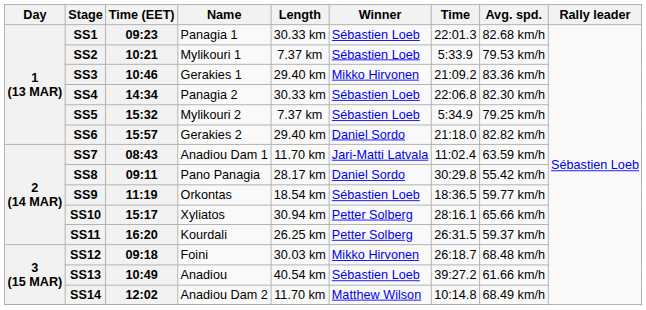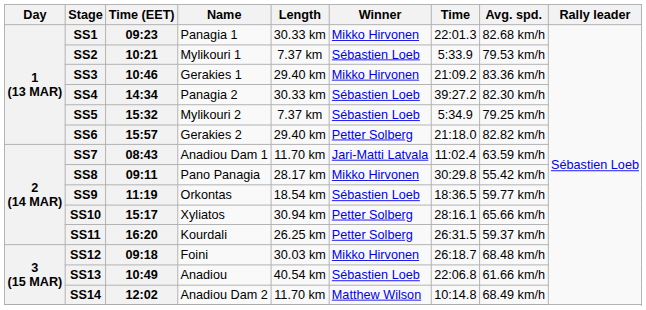(376, 35) Sébastien Loeb -> (375, 35) Mikko Hirvonen
(455, 95) 22:06.8 -> (455, 95) 39:27.2
(368, 135) Daniel Sordo -> (372, 135) Petter Solberg
(368, 175) Daniel Sordo -> (375, 175) Mikko Hirvonen
(455, 275) 39:27.2 -> (455, 275) 22:06.8
